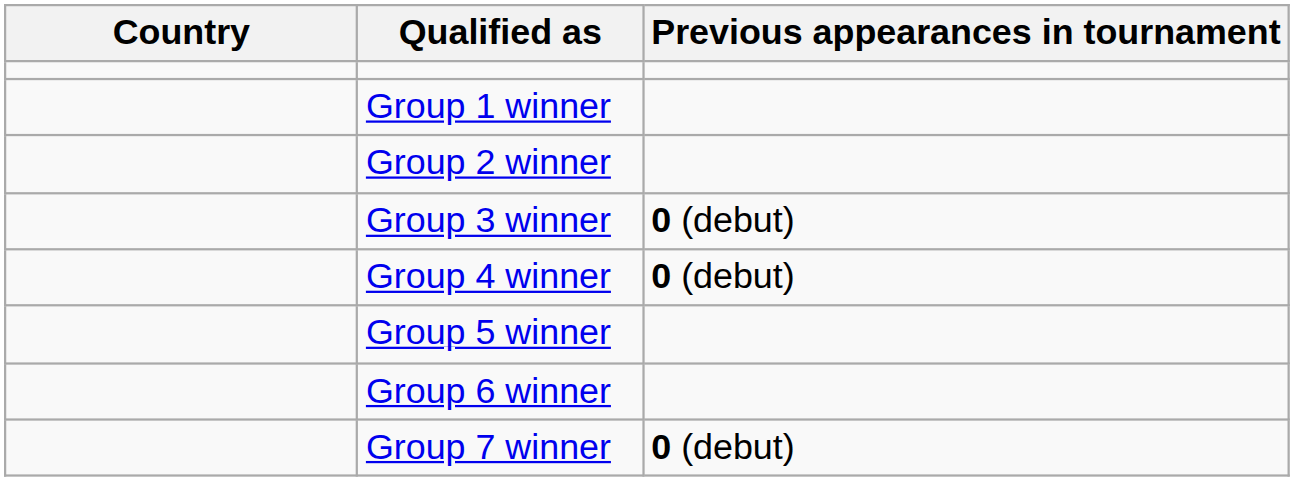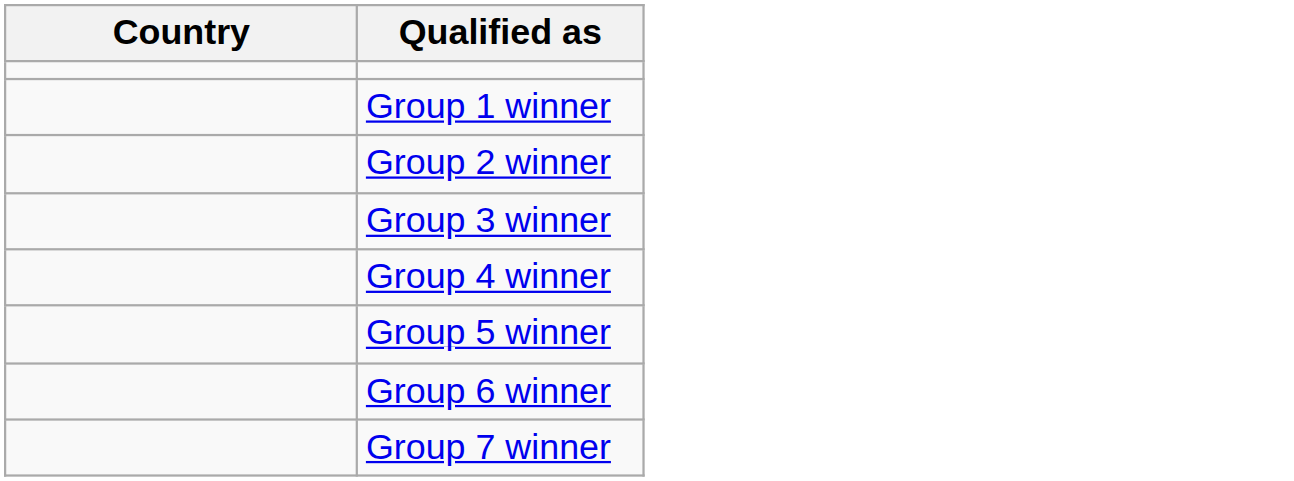- column: (966, 32)
